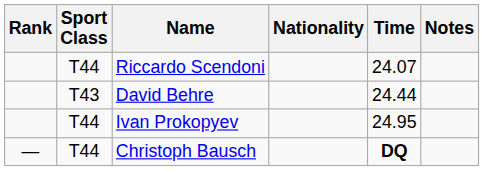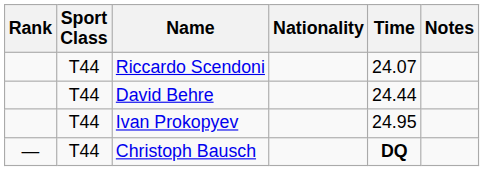(84, 94) T43 -> (84, 94) T44
